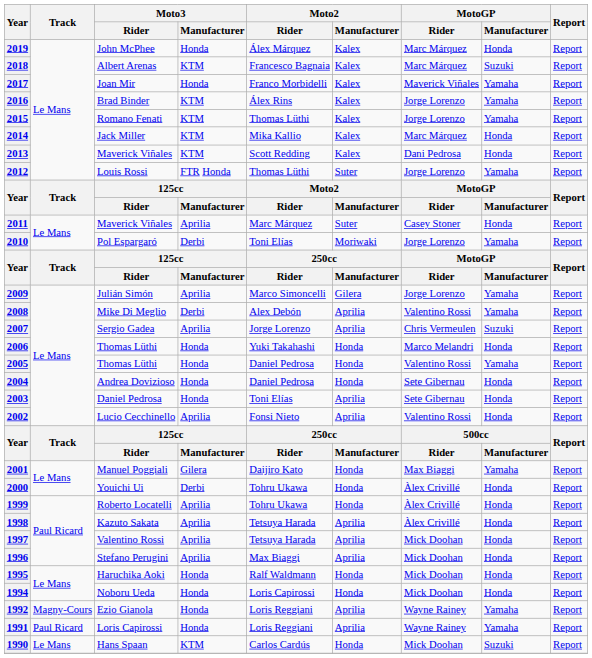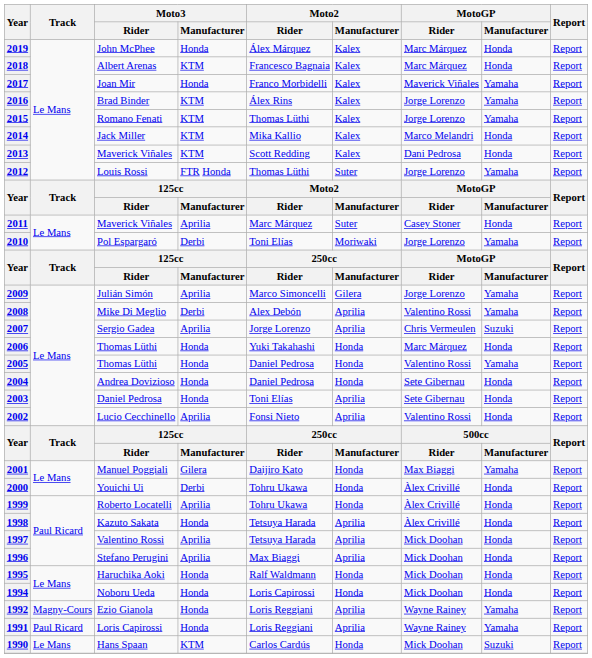(499, 66) Suzuki -> (498, 66) Honda
(435, 136) Marc Márquez -> (439, 136) Marco Melandri
(439, 346) Marco Melandri -> (435, 346) Marc Márquez
(195, 522) Aprilia -> (194, 522) Honda
